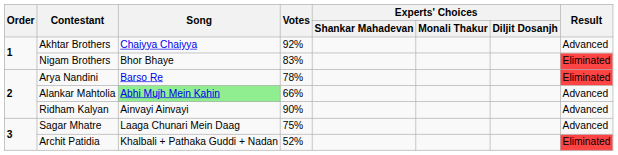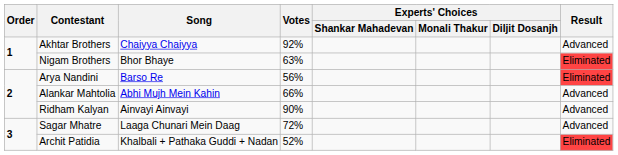(293, 61) 83% -> (293, 61) 63%
(293, 77) 78% -> (293, 77) 56%
(170, 93) lightgreen background -> (170, 93) no background
(293, 126) 75% -> (293, 126) 72%
